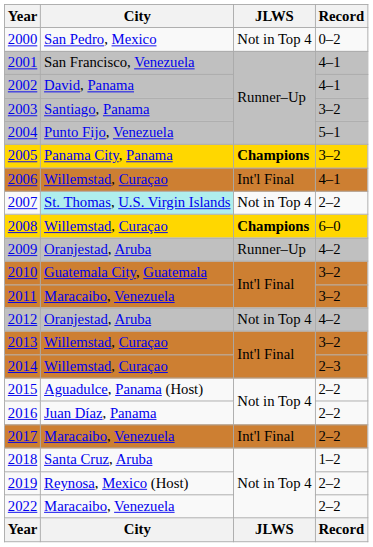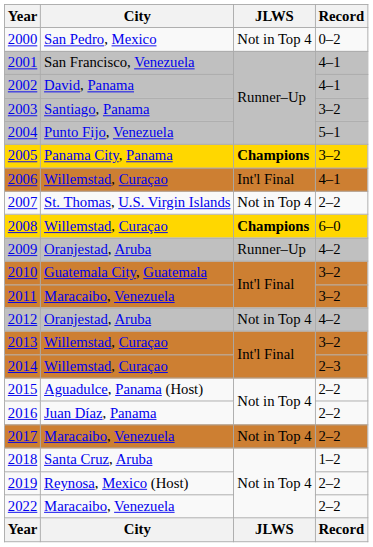(137, 202) paleturquoise background -> (137, 202) no background
(266, 436) Int'l Final -> (274, 436) Not in Top 4
